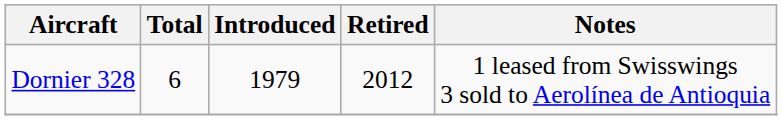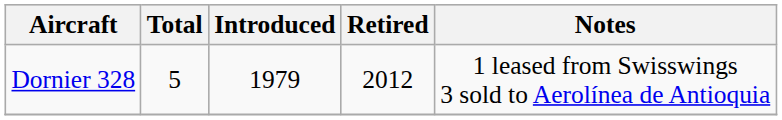(175, 79) 6 -> (175, 79) 5
